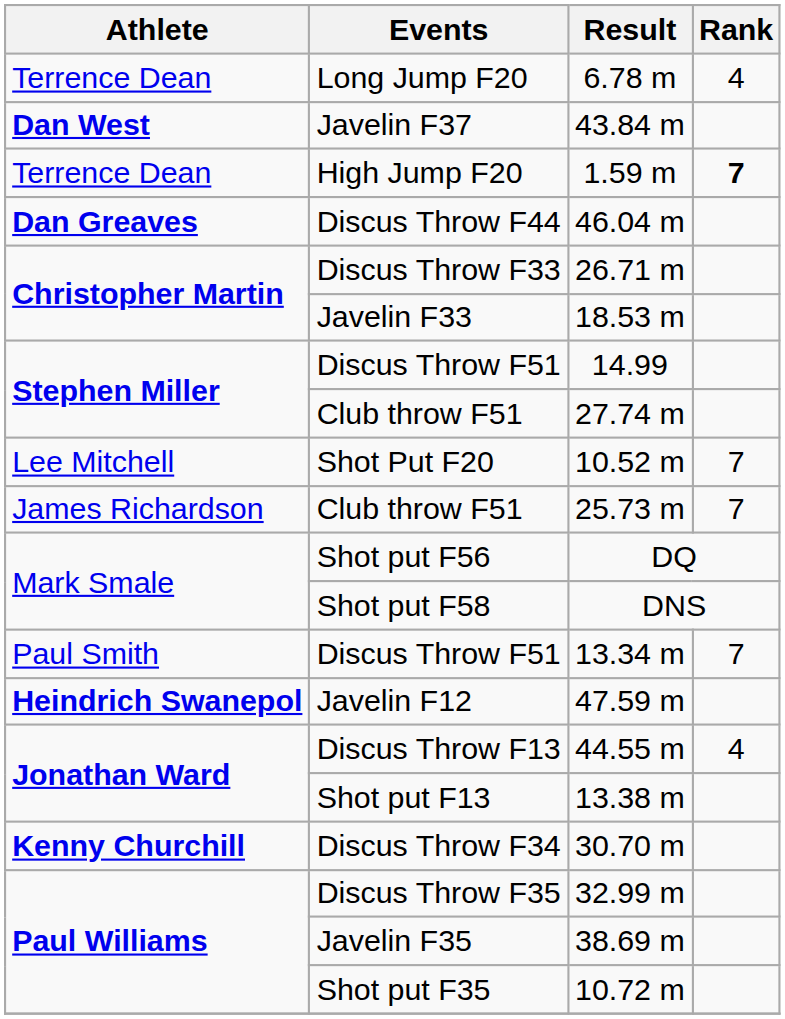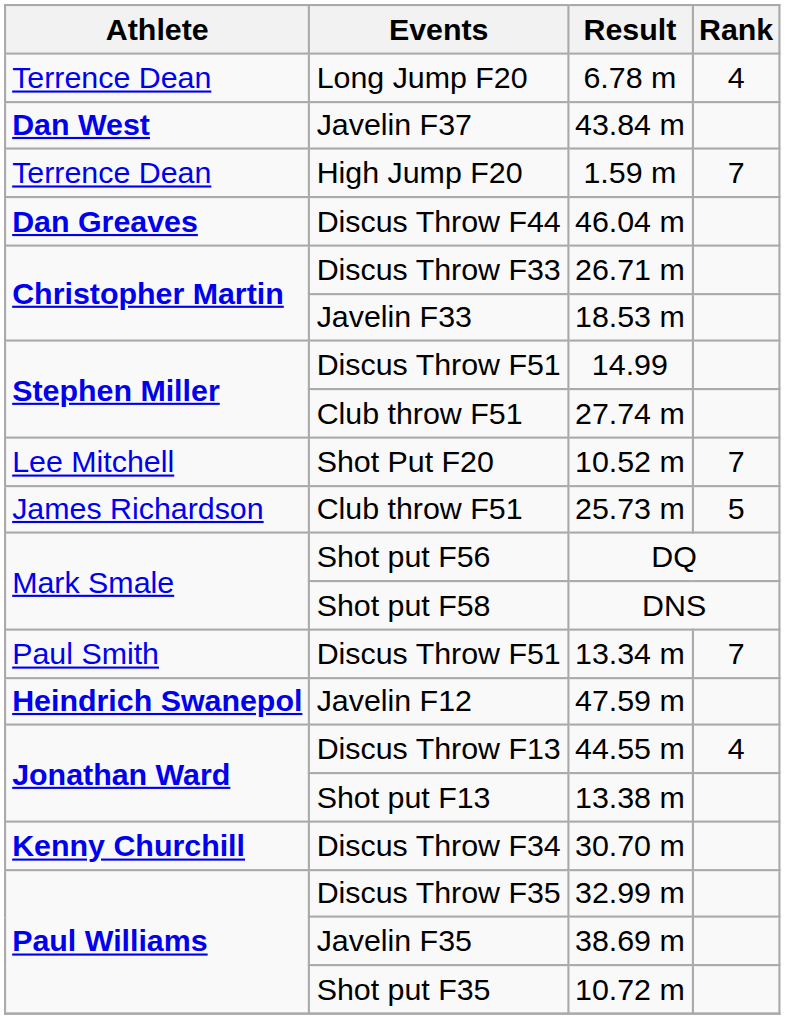(736, 173) bold -> (736, 173) normal
(736, 509) 7 -> (736, 509) 5
